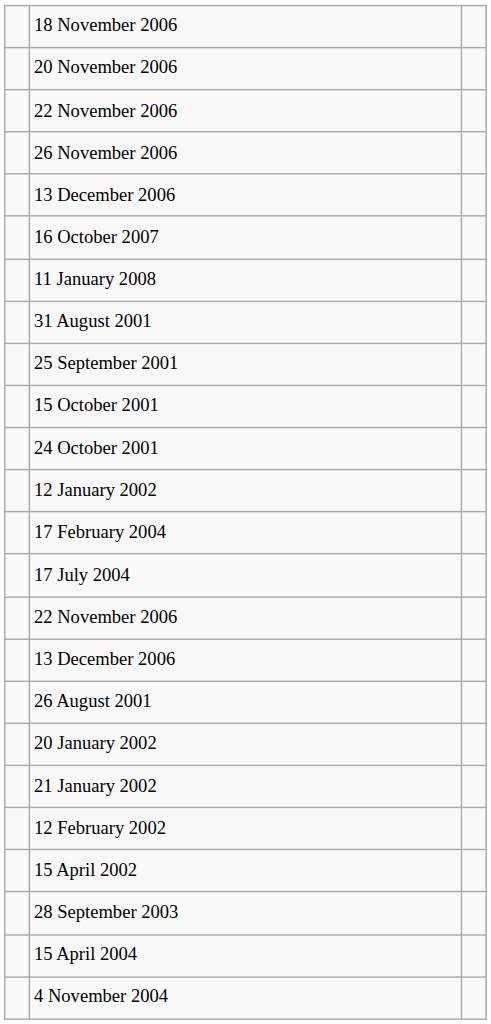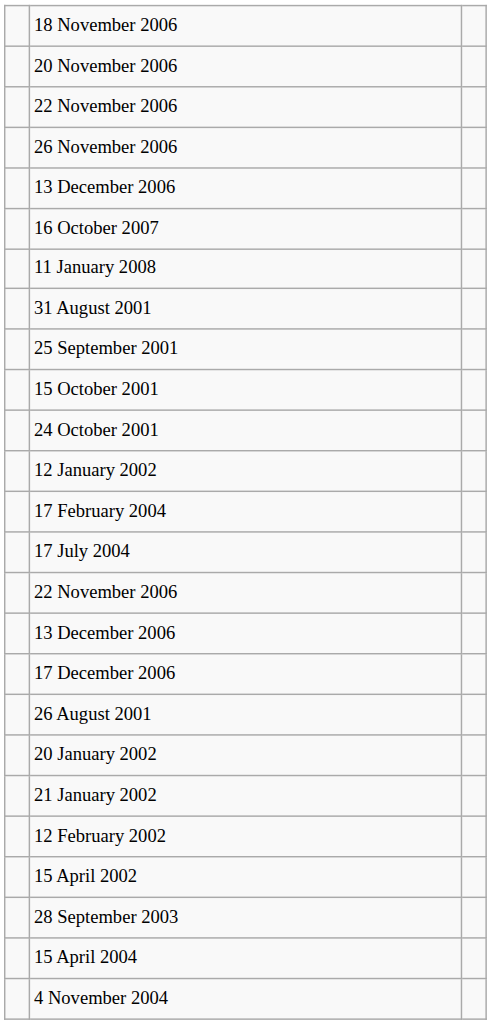+ row: (17, 674)
